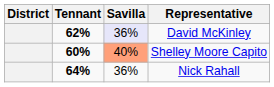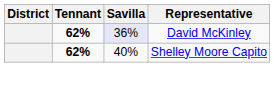(78, 52) 60% -> (78, 52) 62%
(126, 52) lightsalmon background -> (126, 52) no background
- row: (209, 71)
